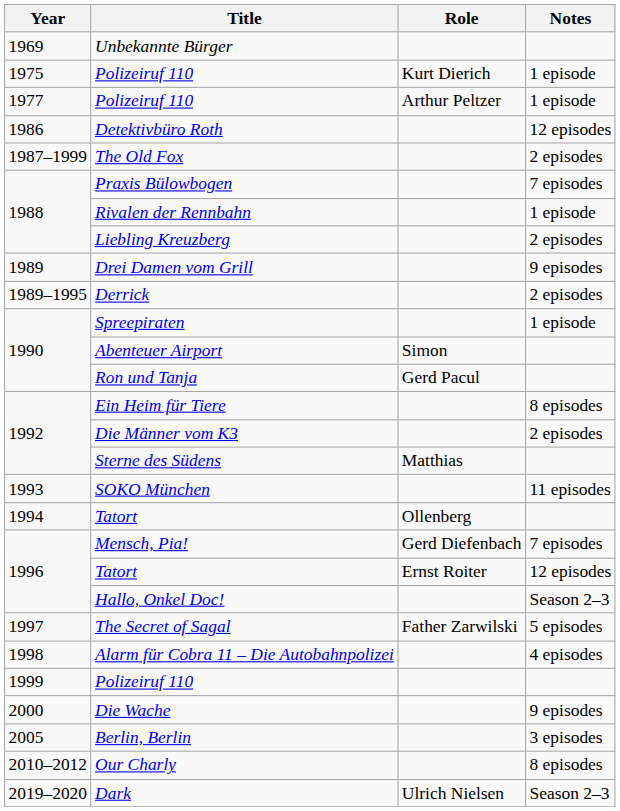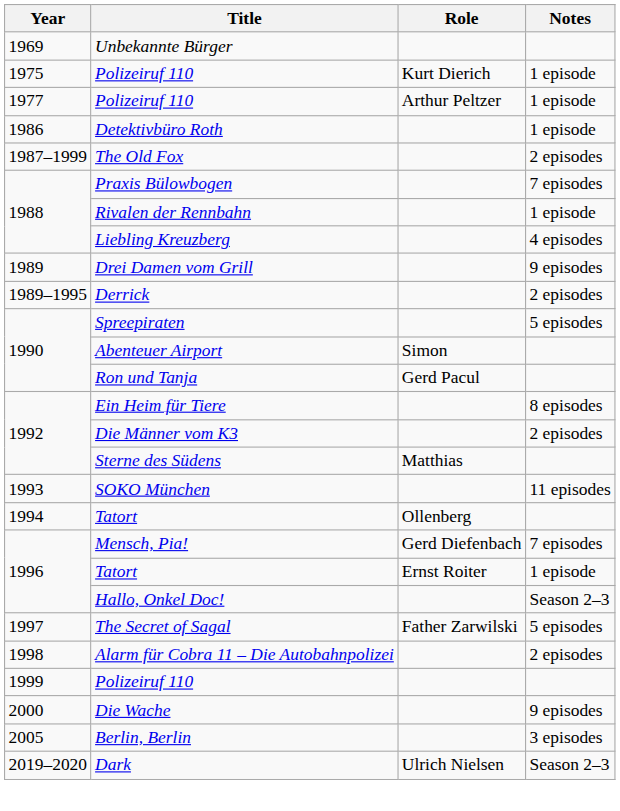(570, 128) 12 episodes -> (563, 128) 1 episode
(566, 239) 2 episodes -> (566, 239) 4 episodes
(563, 322) 1 episode -> (566, 322) 5 episodes
(570, 571) 12 episodes -> (563, 571) 1 episode
(566, 654) 4 episodes -> (566, 654) 2 episodes
- row: (48, 765)
